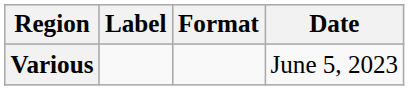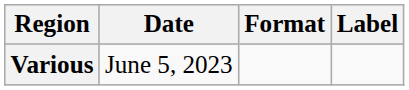columns swapped: (334, 24) <-> (136, 24)
